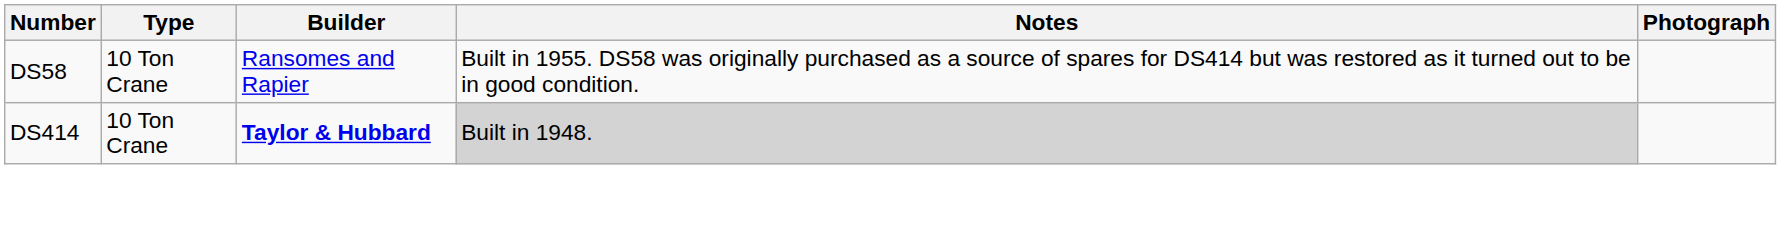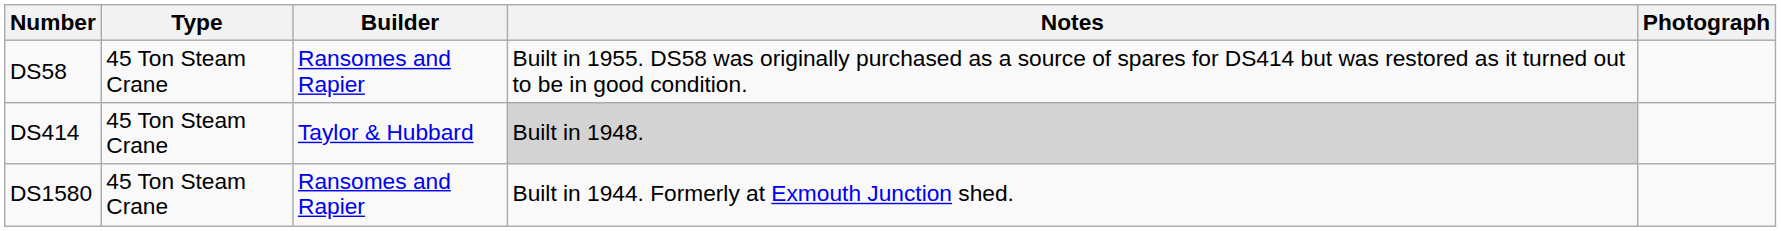(140, 71) 10 Ton Crane -> (176, 71) 45 Ton Steam Crane
(140, 132) 10 Ton Crane -> (176, 132) 45 Ton Steam Crane
(336, 132) bold -> (386, 132) normal
+ row: (51, 194)
